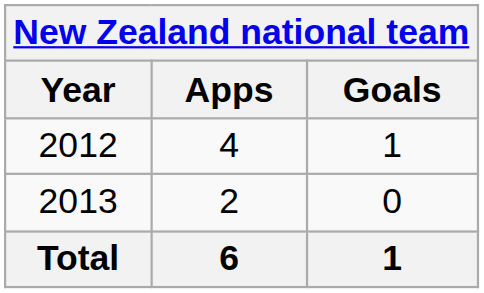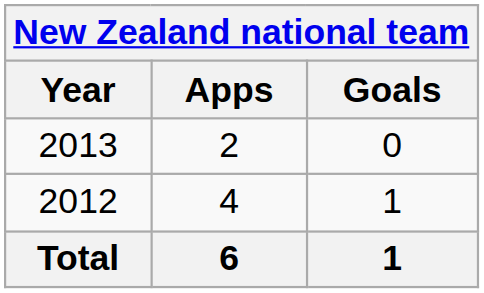rows swapped: (78, 145) <-> (78, 201)
